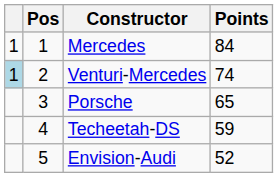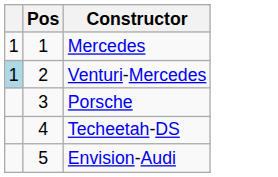- column: (242, 18)
